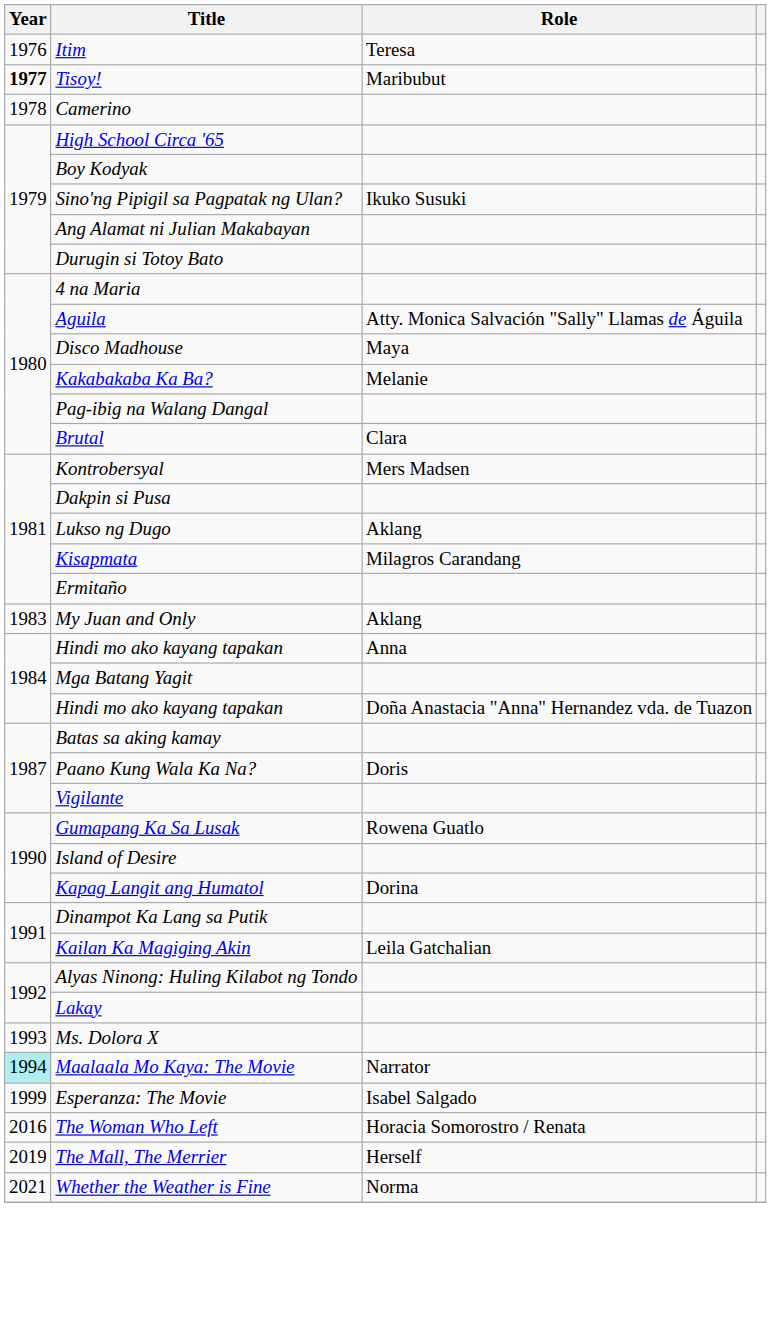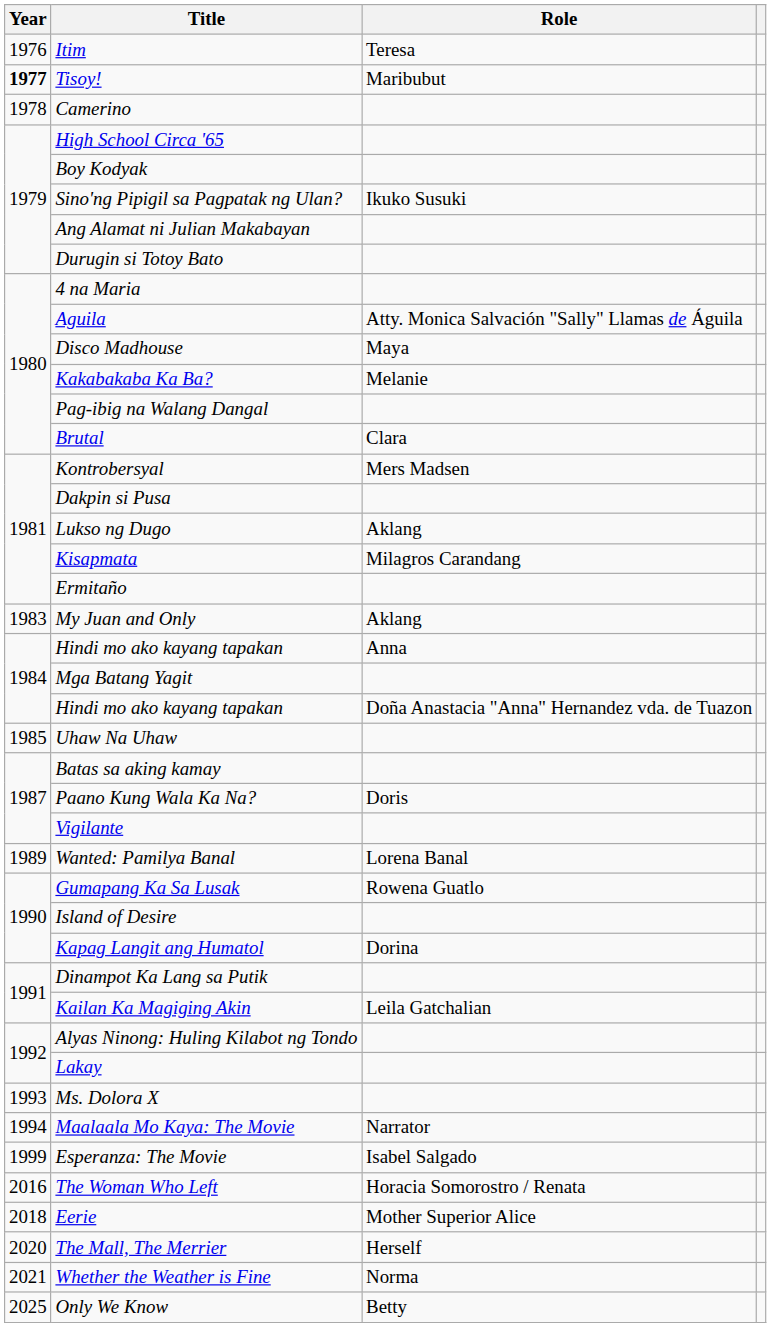+ row: (116, 738)
+ row: (145, 857)
(28, 1067) paleturquoise background -> (28, 1127) no background
+ row: (76, 1217)
(28, 1157) 2019 -> (28, 1247) 2020
+ row: (112, 1306)
